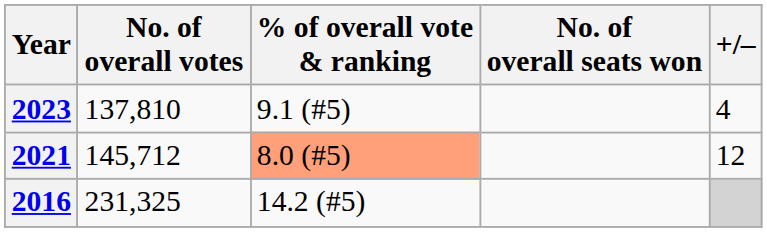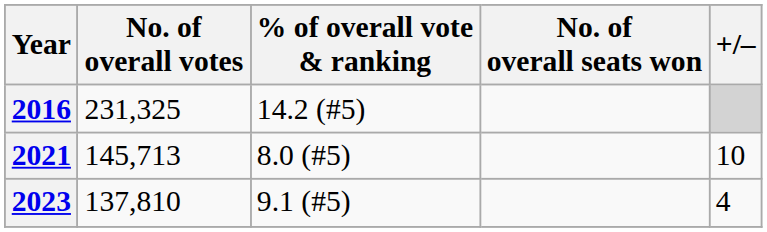rows swapped: (41, 202) <-> (41, 108)
(133, 155) 145,712 -> (133, 155) 145,713
(304, 155) lightsalmon background -> (304, 155) no background
(731, 155) 12 -> (731, 155) 10
